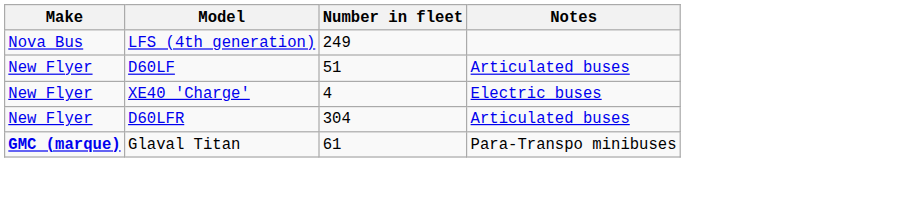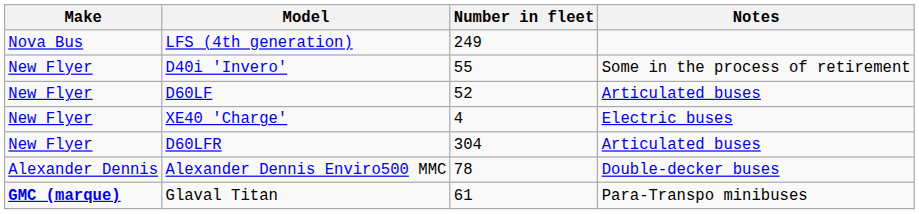+ row: (226, 68)
(332, 68) 51 -> (463, 94) 52
+ row: (306, 170)
